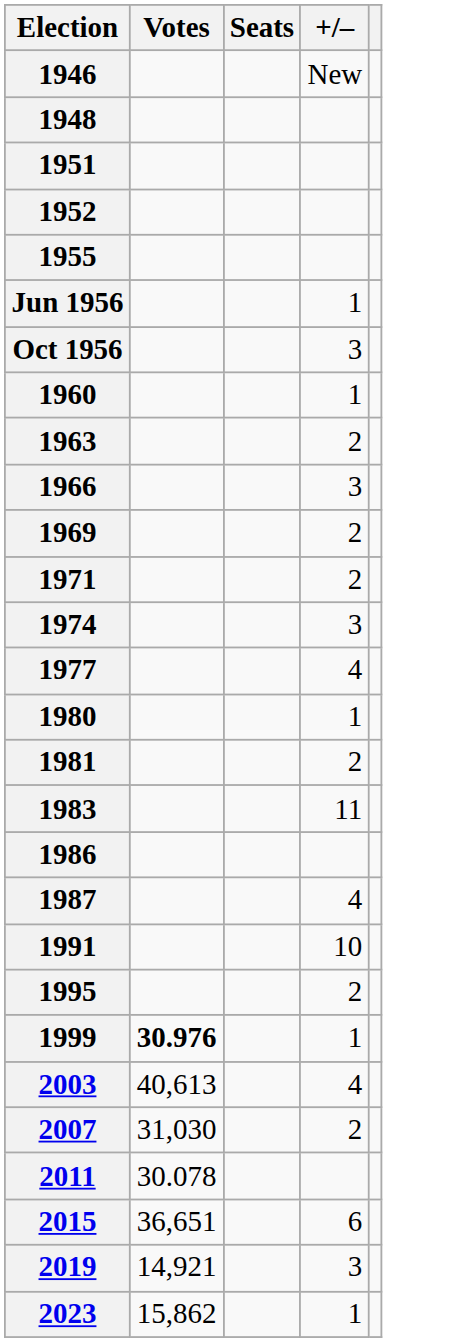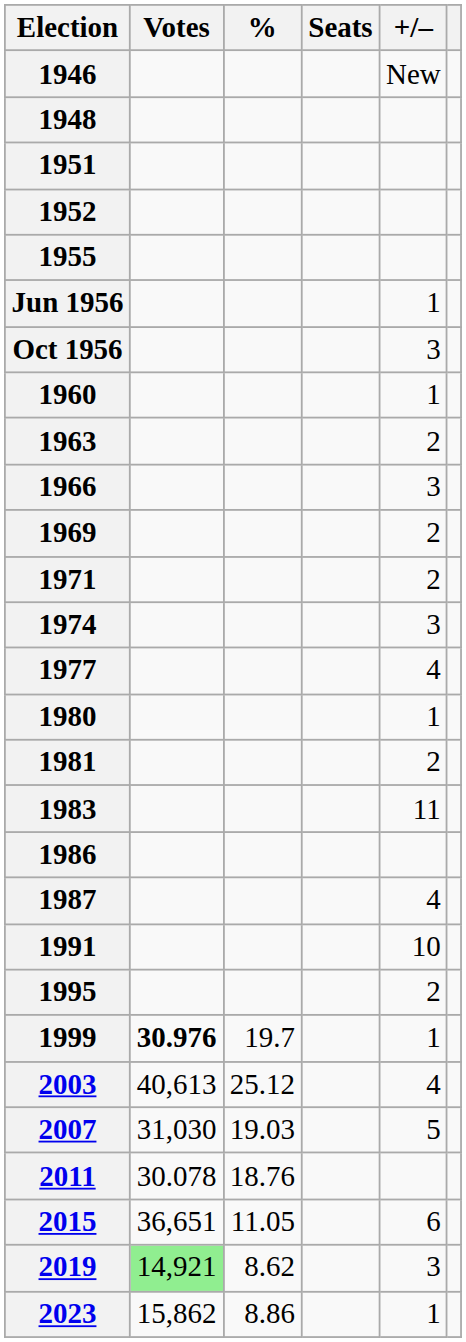+ column: (262, 27)
(355, 1129) 2 -> (433, 1129) 5
(177, 1267) no background -> (177, 1267) lightgreen background
